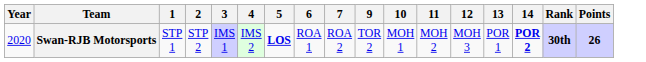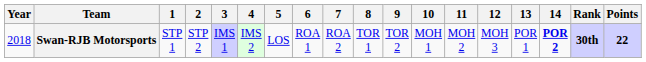+ column: (368, 13)
(19, 40) 2020 -> (19, 40) 2018
(279, 40) bold -> (278, 40) normal
(595, 40) 26 -> (622, 40) 22
